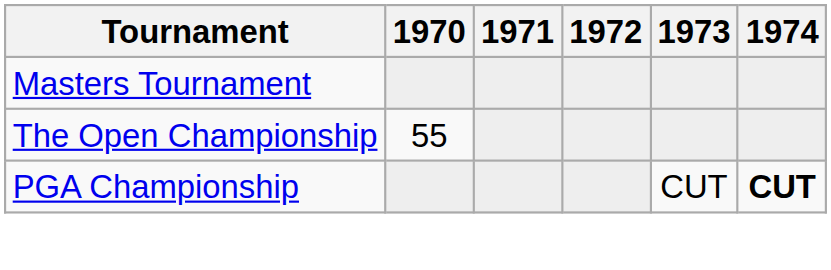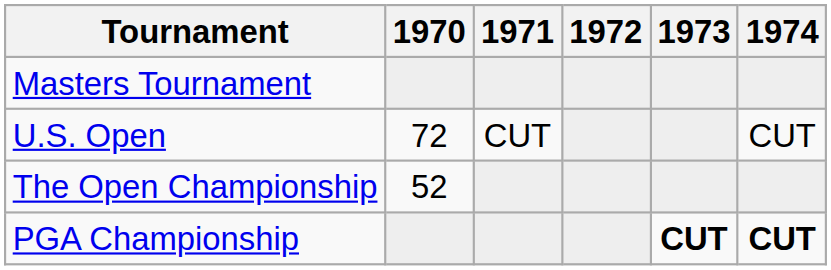+ row: (89, 135)
(429, 135) 55 -> (429, 187) 52
(694, 187) normal -> (694, 239) bold
